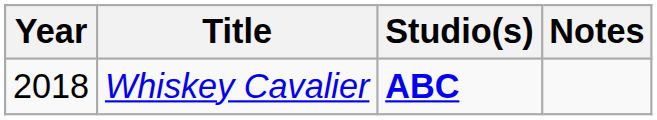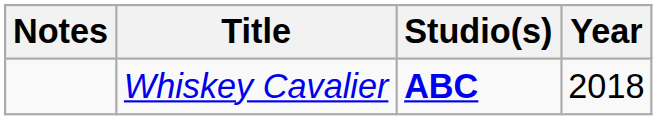columns swapped: (51, 31) <-> (597, 31)
